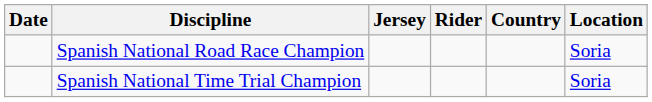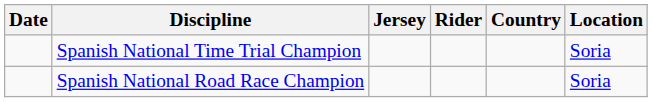rows swapped: (209, 81) <-> (210, 50)
